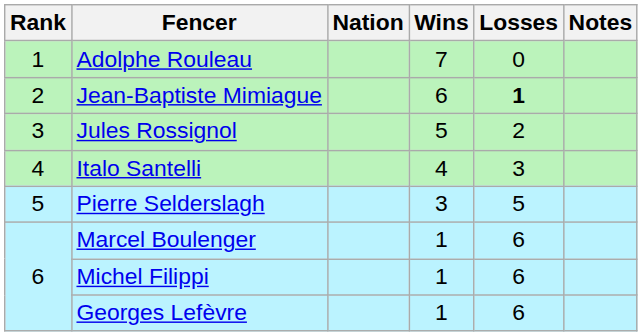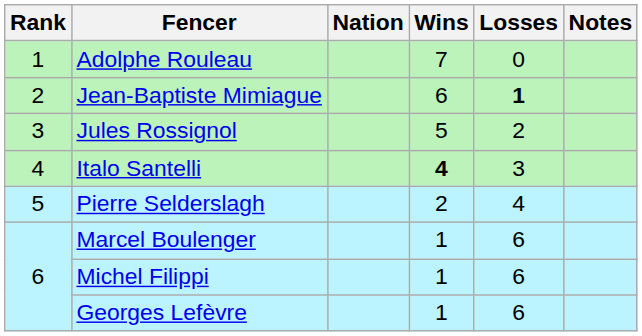(441, 167) normal -> (441, 167) bold
(441, 204) 3 -> (441, 204) 2
(519, 204) 5 -> (519, 204) 4
